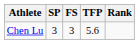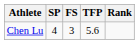(54, 30) 3 -> (54, 30) 4
